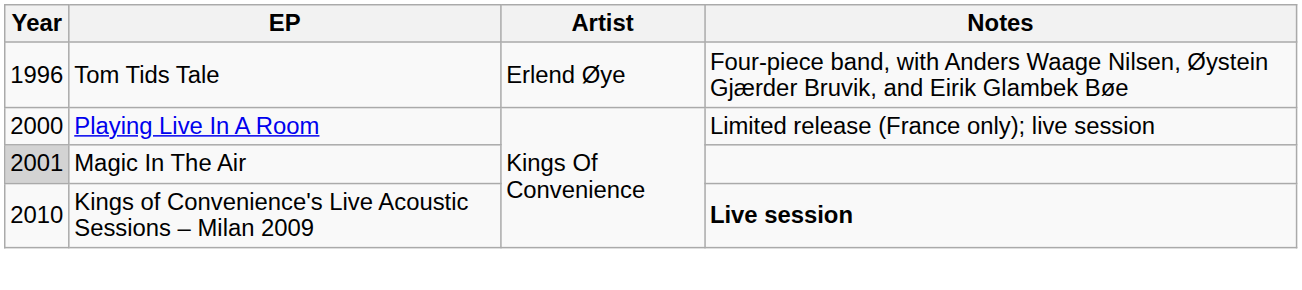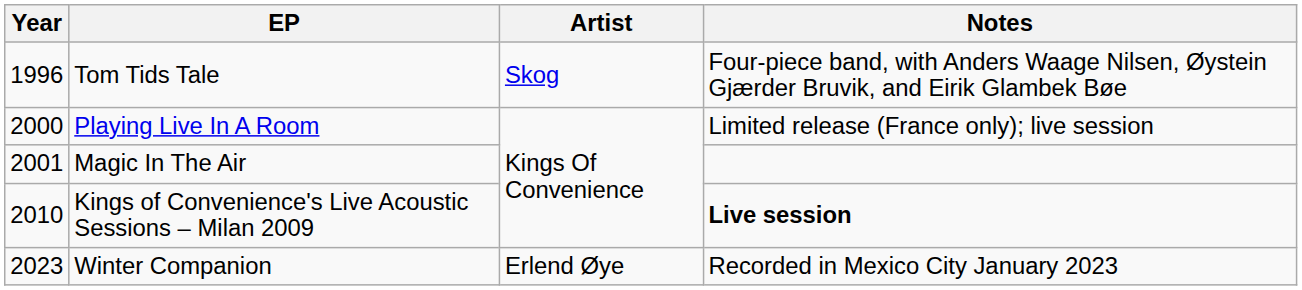(566, 74) Erlend Øye -> (532, 74) Skog
(37, 163) lightgrey background -> (37, 163) no background
+ row: (173, 266)
